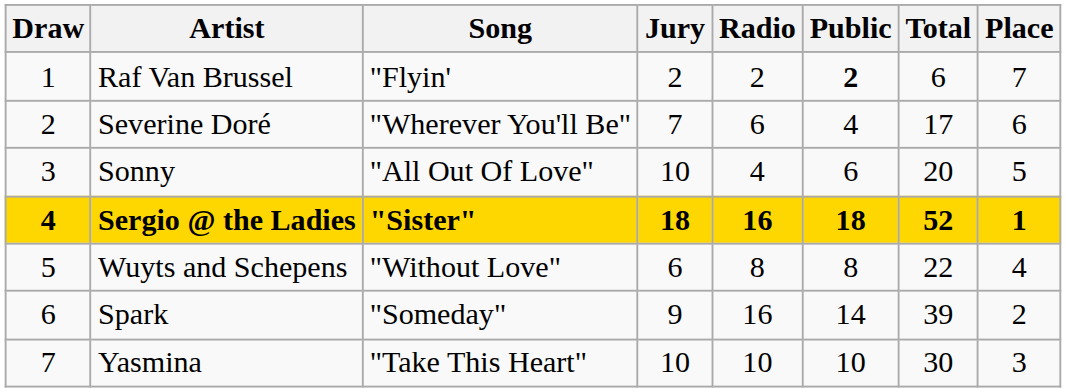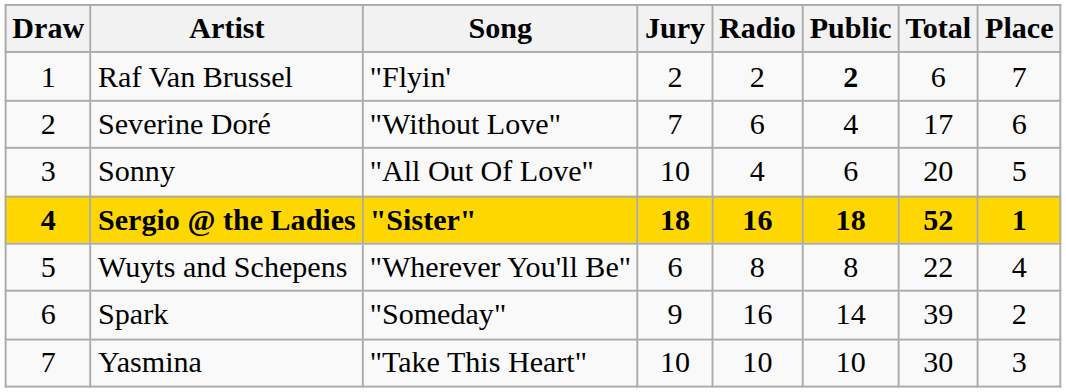(500, 123) "Wherever You'll Be" -> (465, 123) "Without Love"
(465, 266) "Without Love" -> (500, 266) "Wherever You'll Be"
